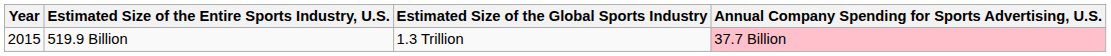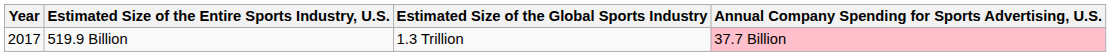(24, 39) 2015 -> (24, 39) 2017
